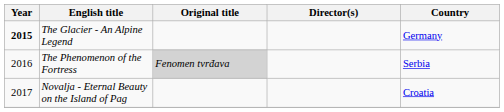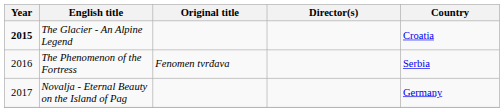(423, 35) Germany -> (418, 35) Croatia
(192, 64) lightgrey background -> (192, 64) no background
(418, 92) Croatia -> (423, 92) Germany
